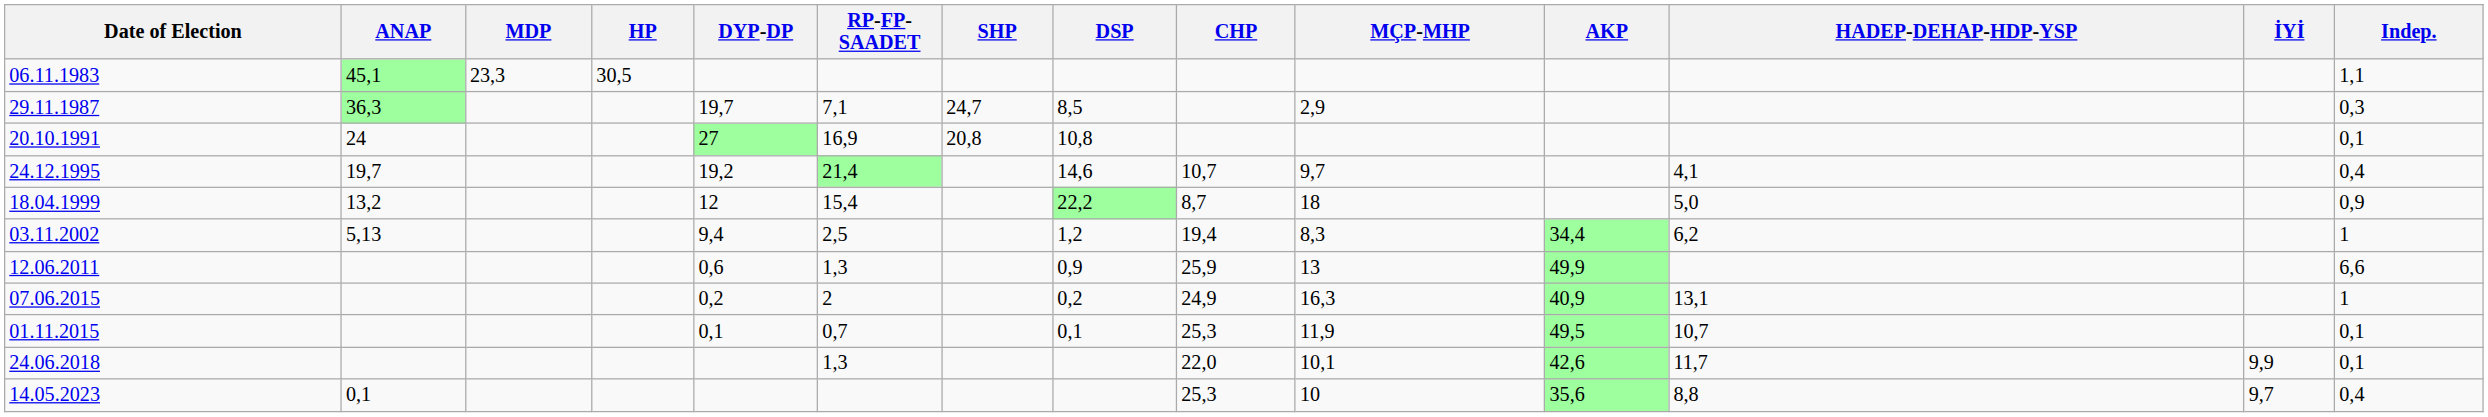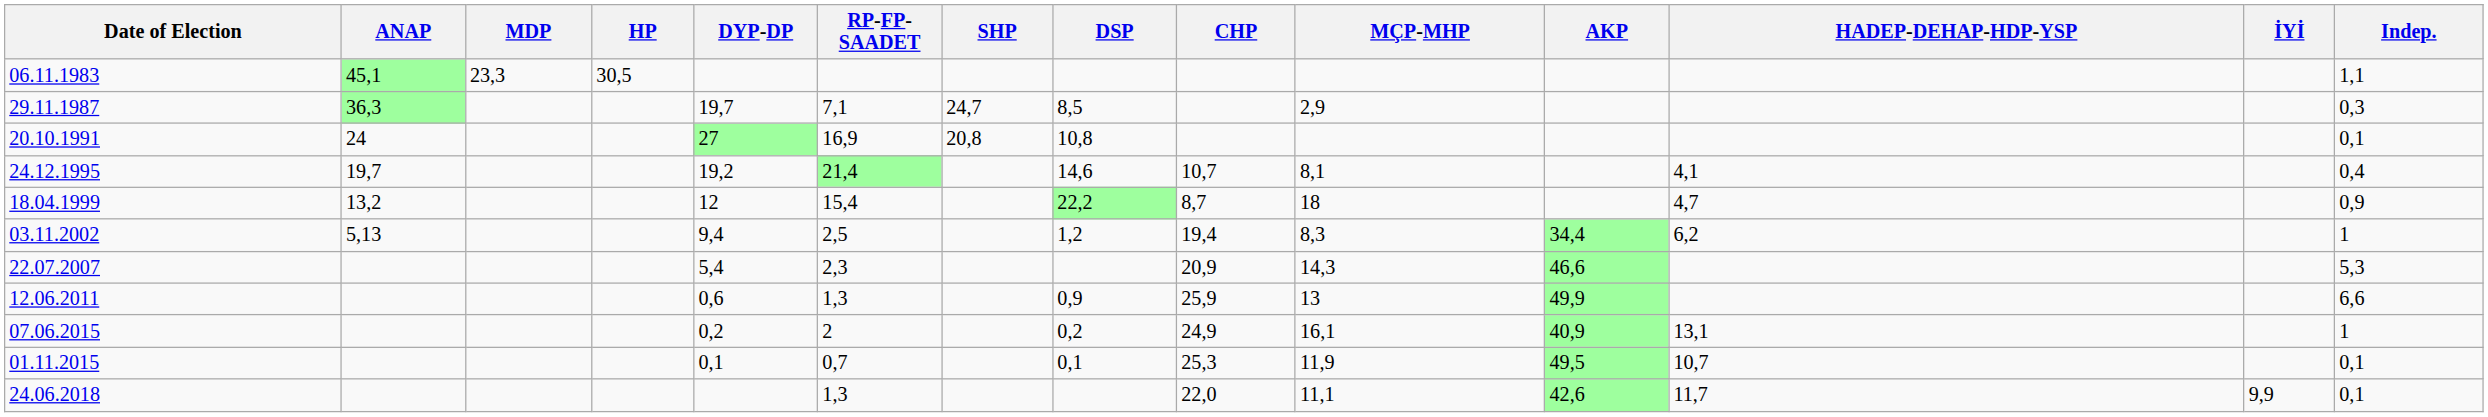(1313, 171) 9,7 -> (1313, 171) 8,1
(1686, 203) 5,0 -> (1686, 203) 4,7
+ row: (55, 266)
(1318, 298) 16,3 -> (1318, 330) 16,1
(1318, 362) 10,1 -> (1317, 394) 11,1
- row: (55, 394)
